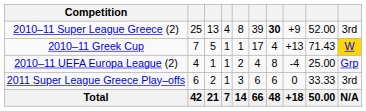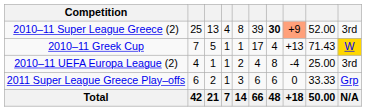(294, 30) no background -> (294, 30) lightsalmon background
(350, 64) Grp -> (350, 64) 3rd
(350, 81) 3rd -> (350, 81) Grp
